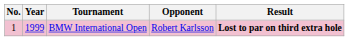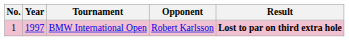(35, 28) 1999 -> (35, 28) 1997
